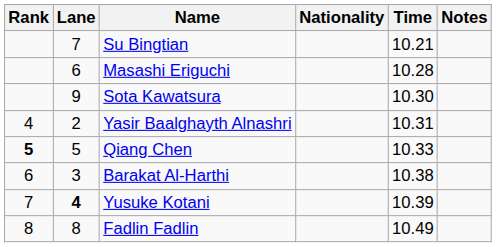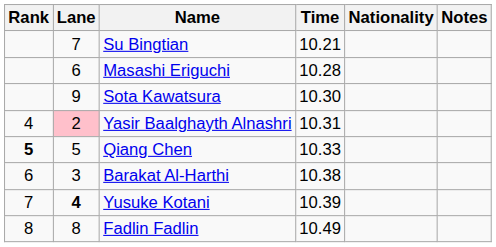columns swapped: (342, 17) <-> (413, 17)
(76, 123) no background -> (76, 123) pink background
